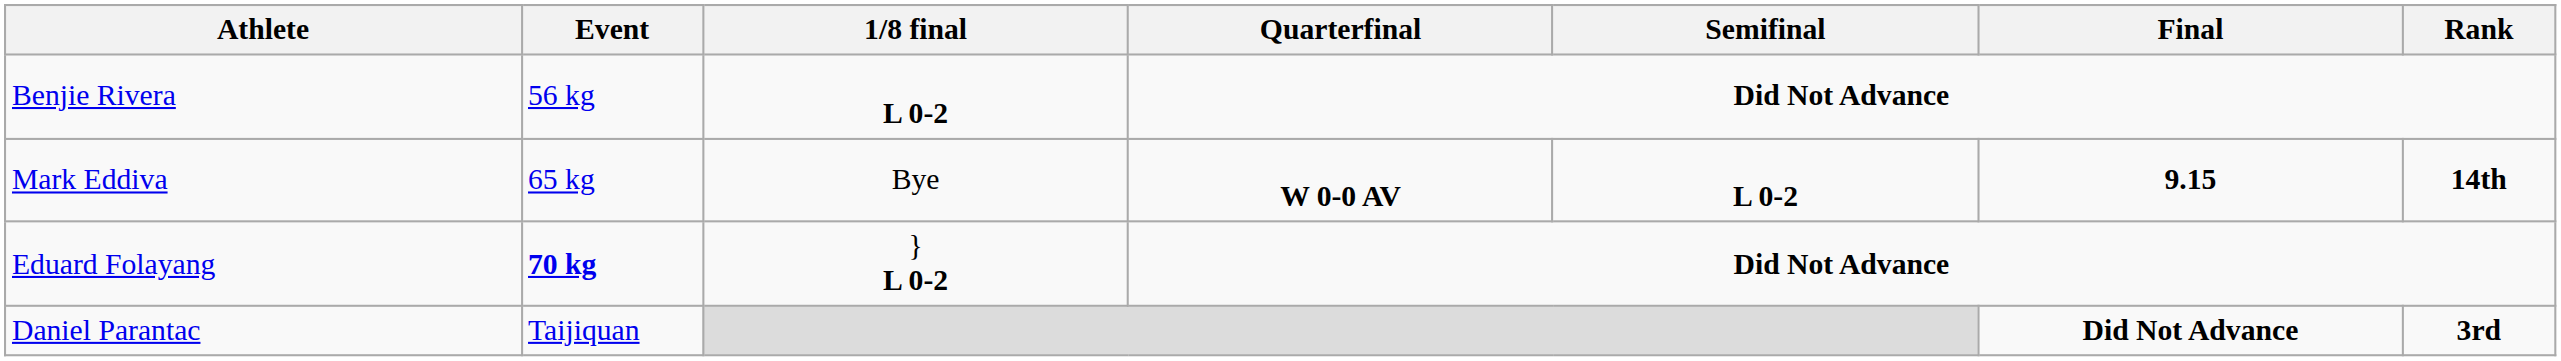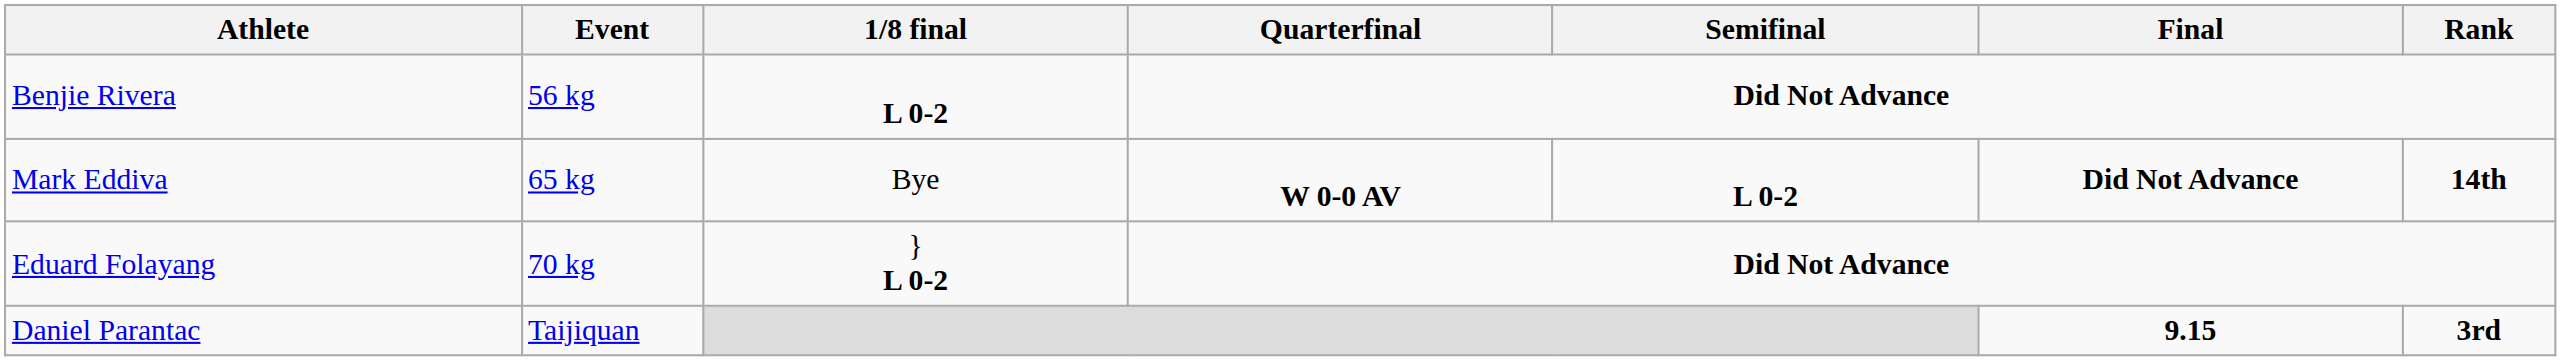(2190, 179) 9.15 -> (2190, 179) Did Not Advance
(562, 263) bold -> (561, 263) normal
(2190, 330) Did Not Advance -> (2190, 330) 9.15
